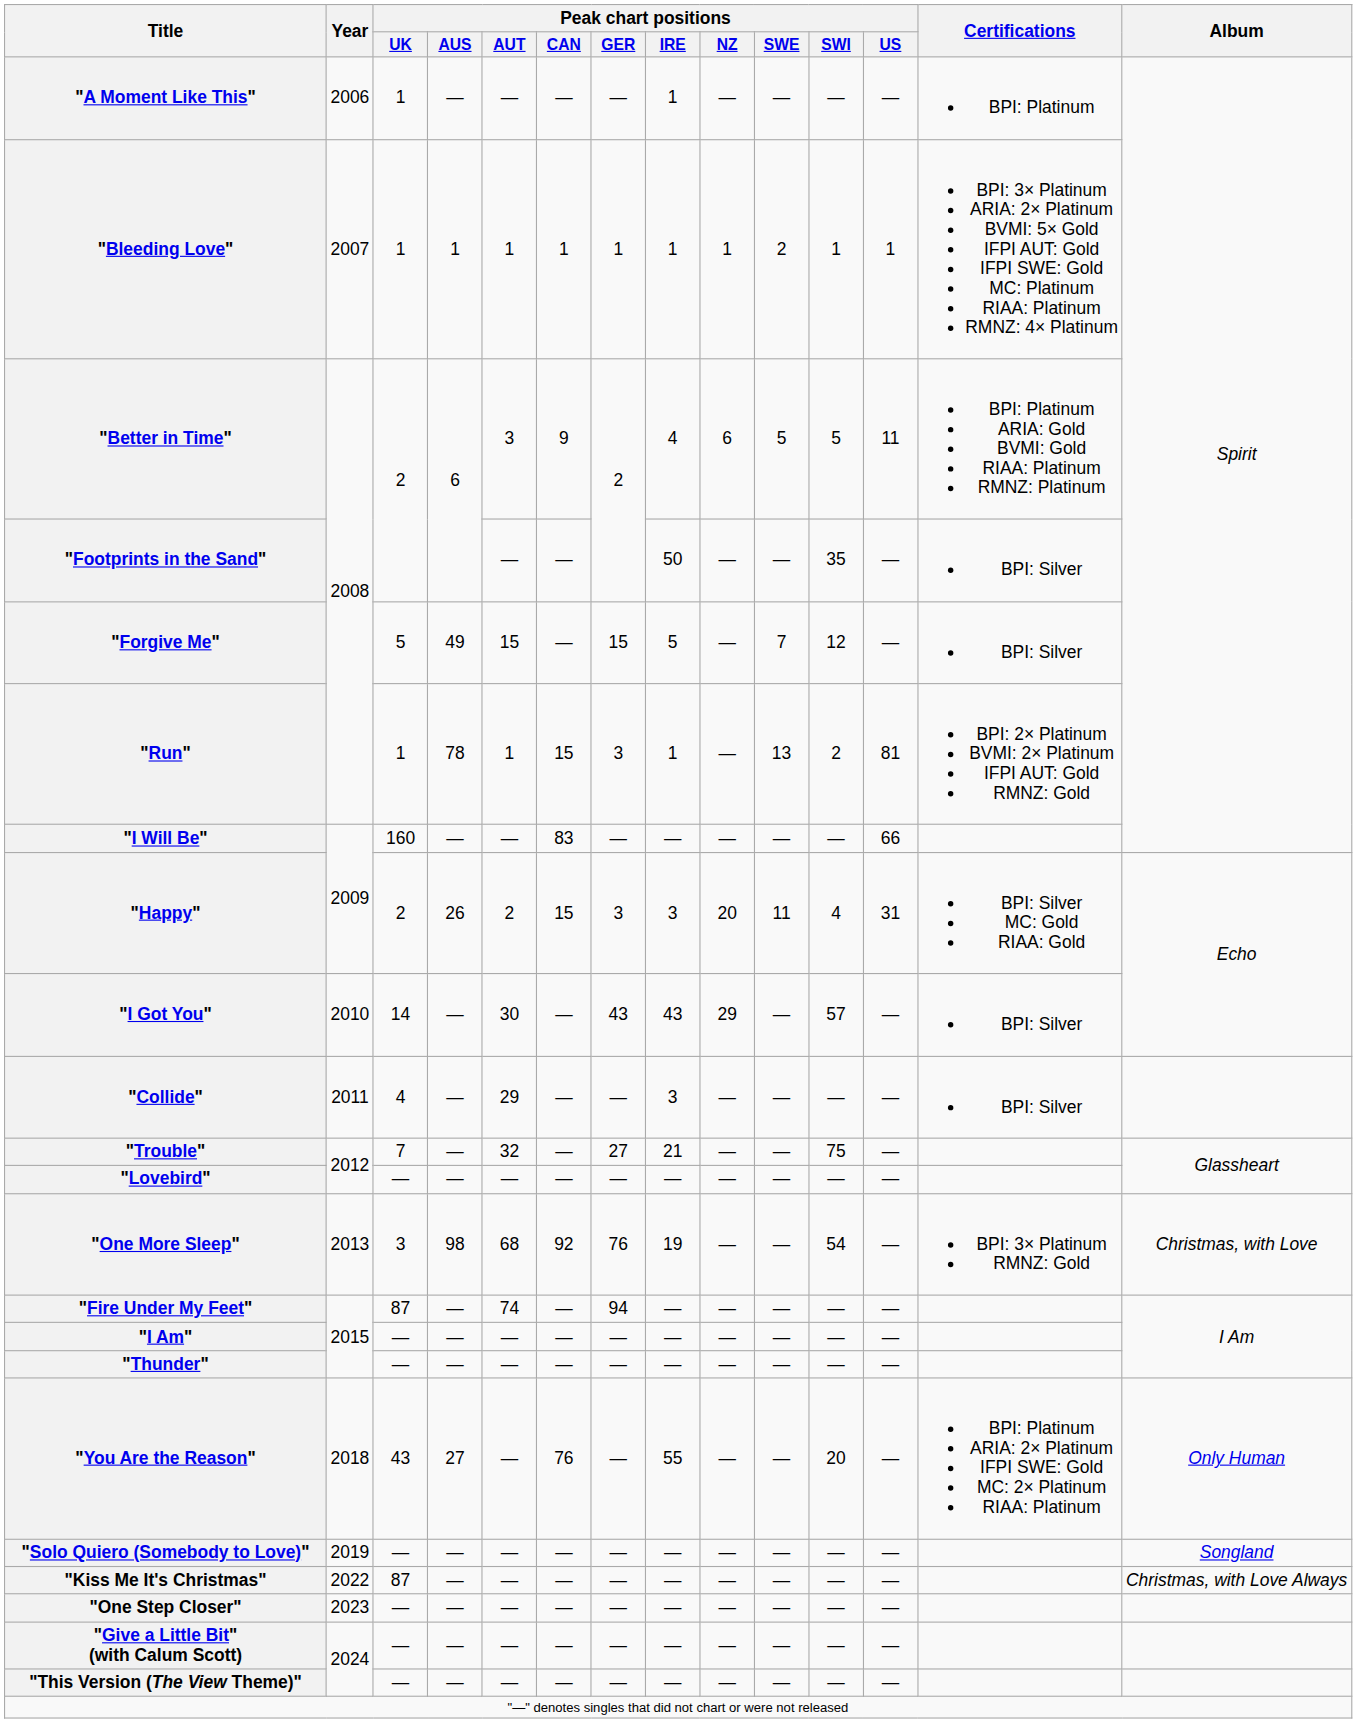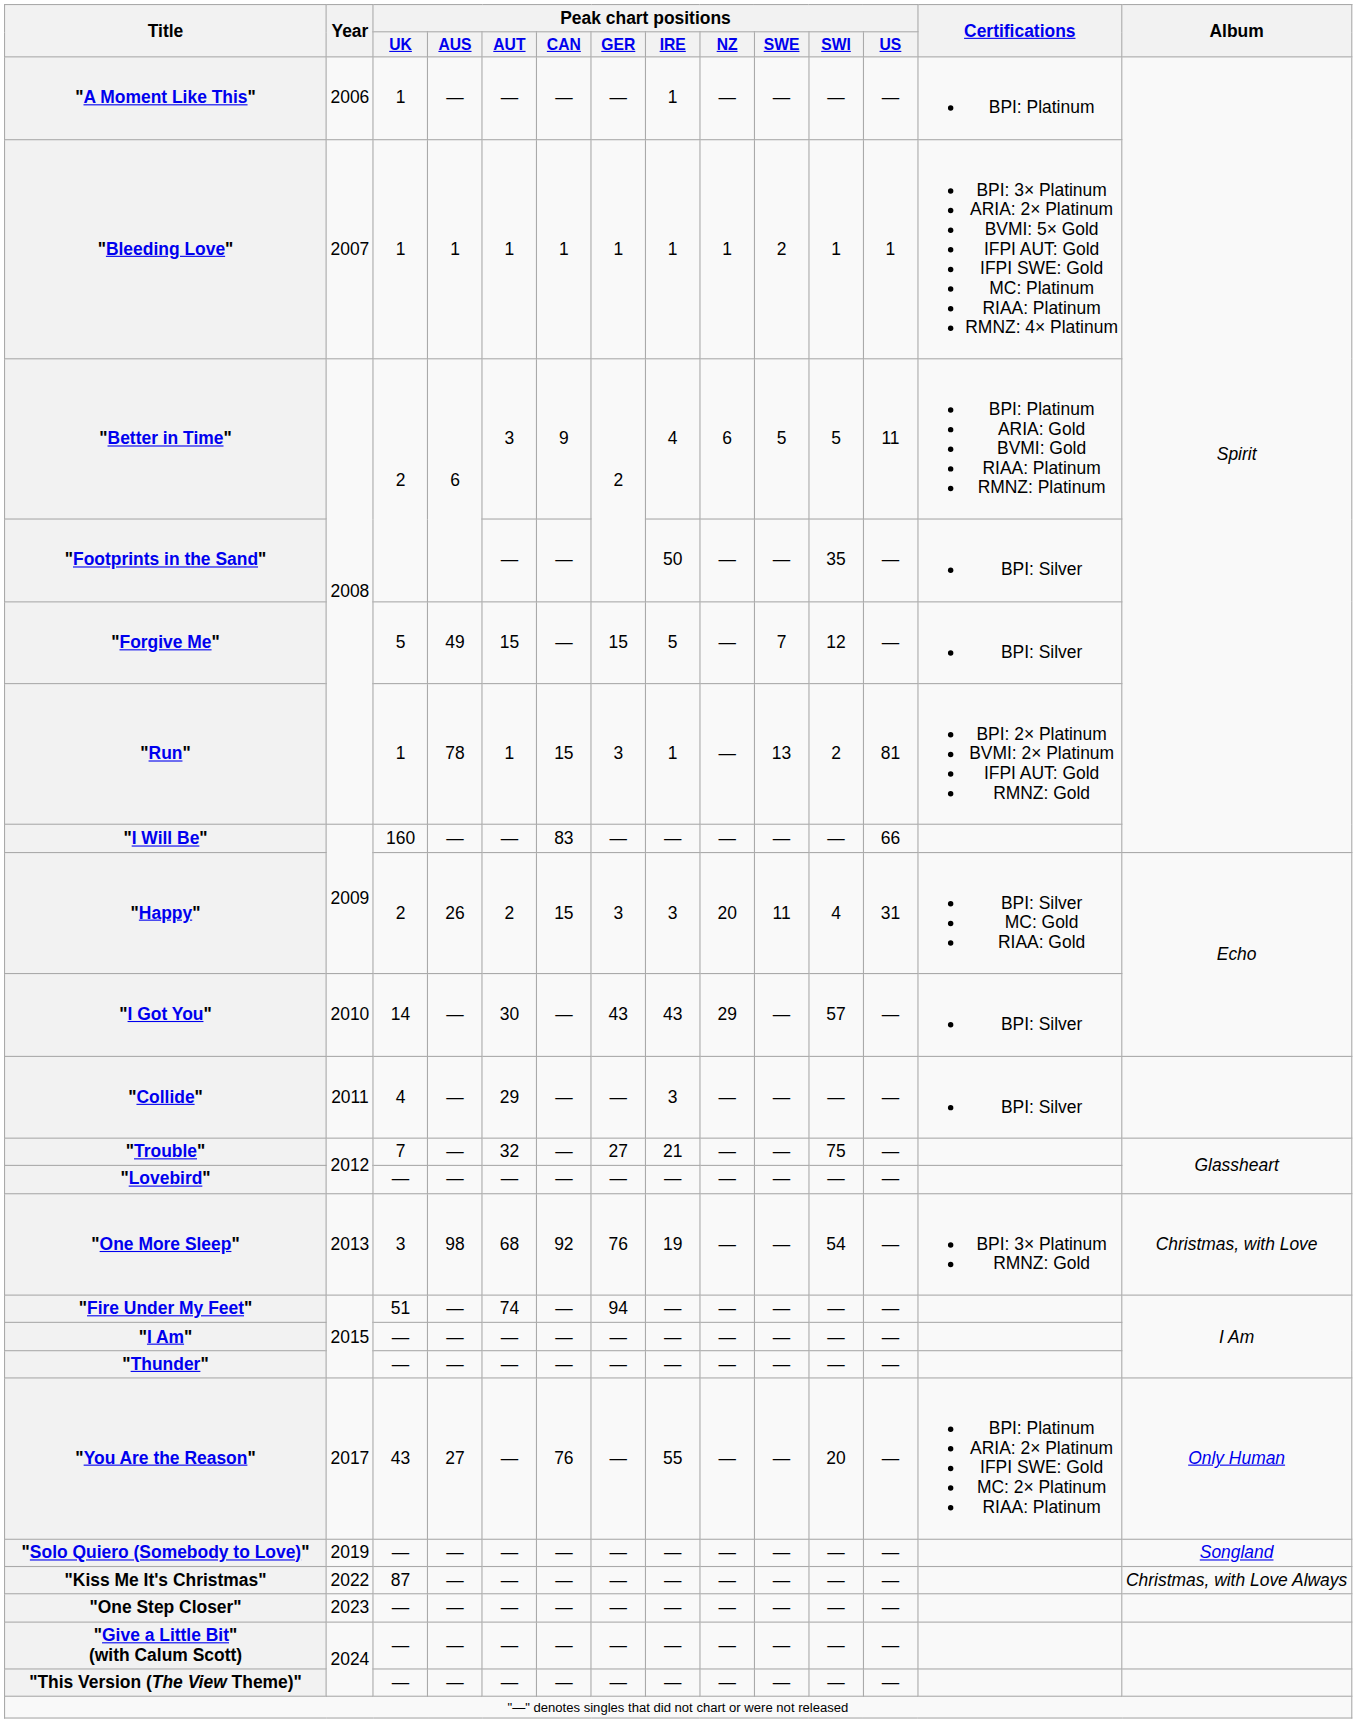(401, 1308) 87 -> (401, 1308) 51
(350, 1458) 2018 -> (350, 1458) 2017
